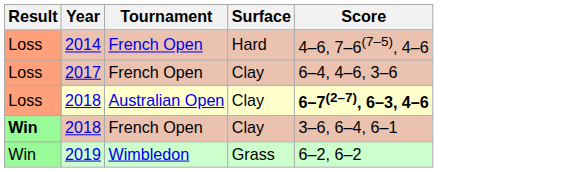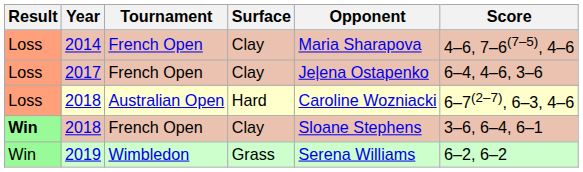+ column: (368, 17)
(249, 45) Hard -> (248, 45) Clay
(248, 100) Clay -> (249, 100) Hard
(364, 100) bold -> (509, 100) normal
